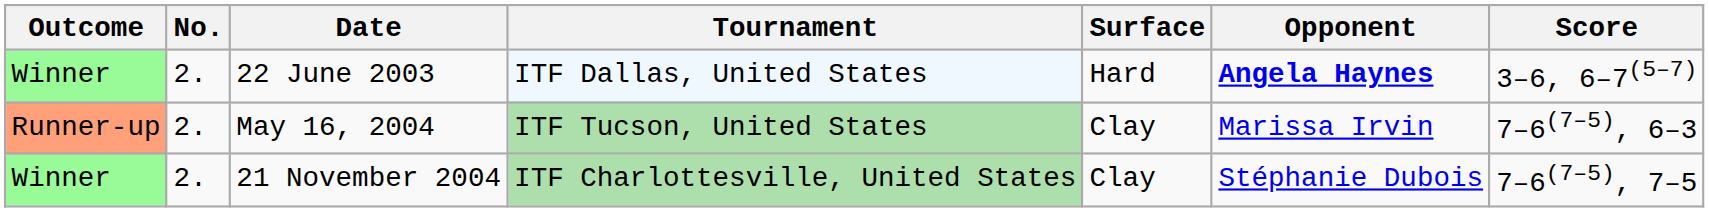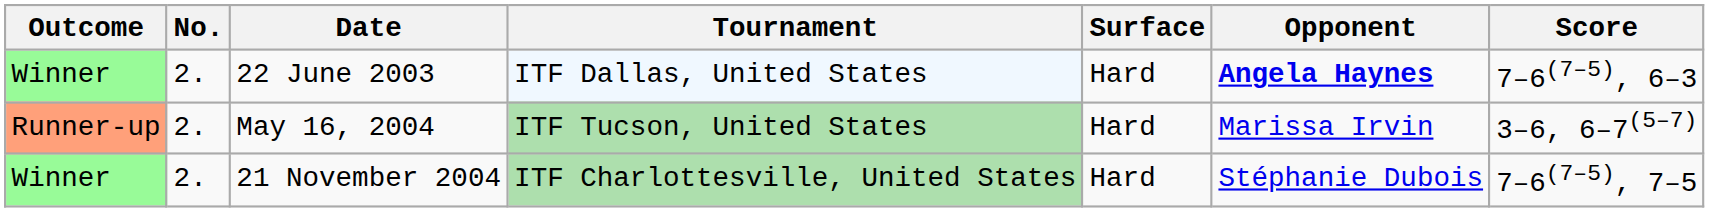(1597, 76) 3–6, 6–7(5–7) -> (1597, 76) 7–6(7–5), 6–3
(1123, 128) Clay -> (1123, 128) Hard
(1597, 128) 7–6(7–5), 6–3 -> (1597, 128) 3–6, 6–7(5–7)
(1123, 180) Clay -> (1123, 180) Hard
